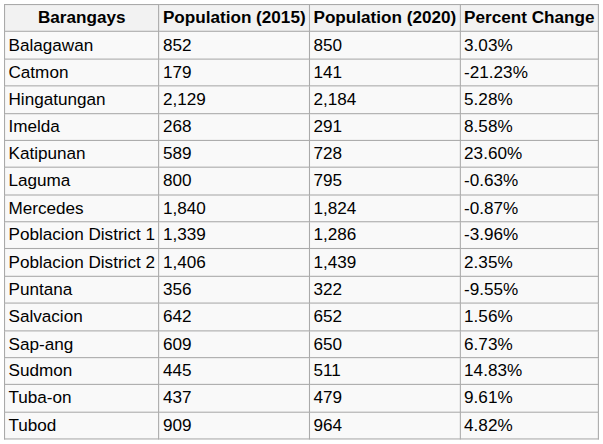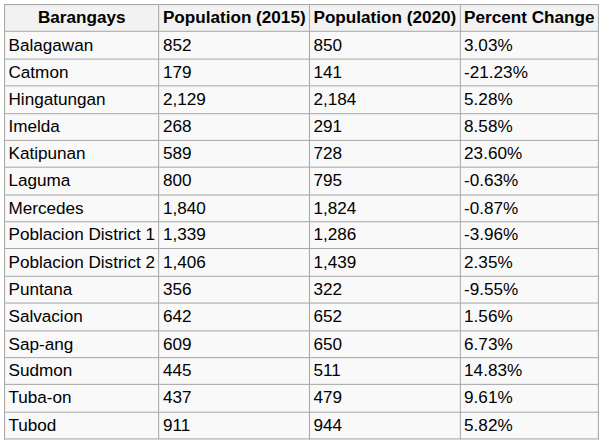(177, 425) 909 -> (177, 425) 911
(328, 425) 964 -> (328, 425) 944
(488, 425) 4.82% -> (488, 425) 5.82%
